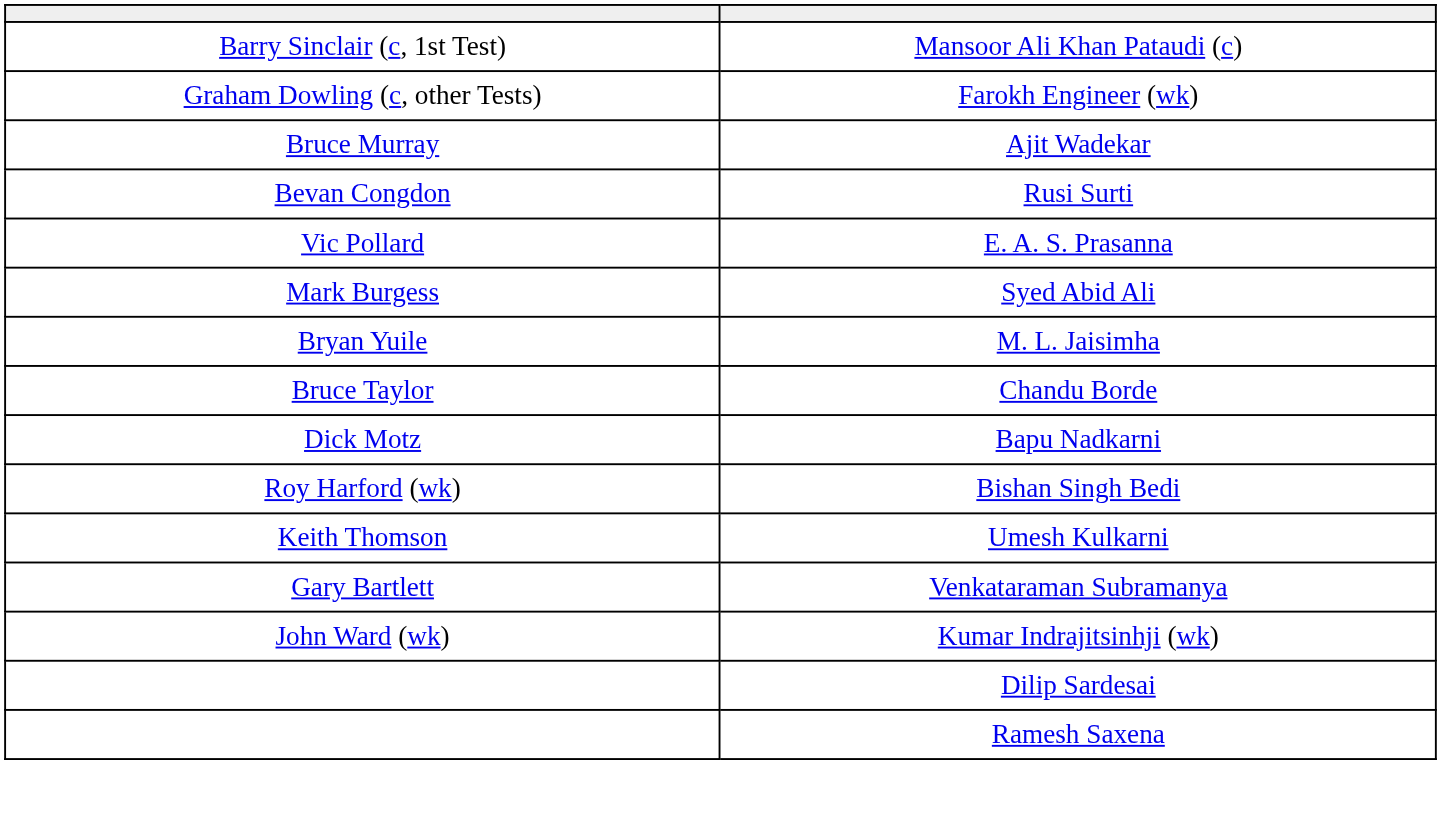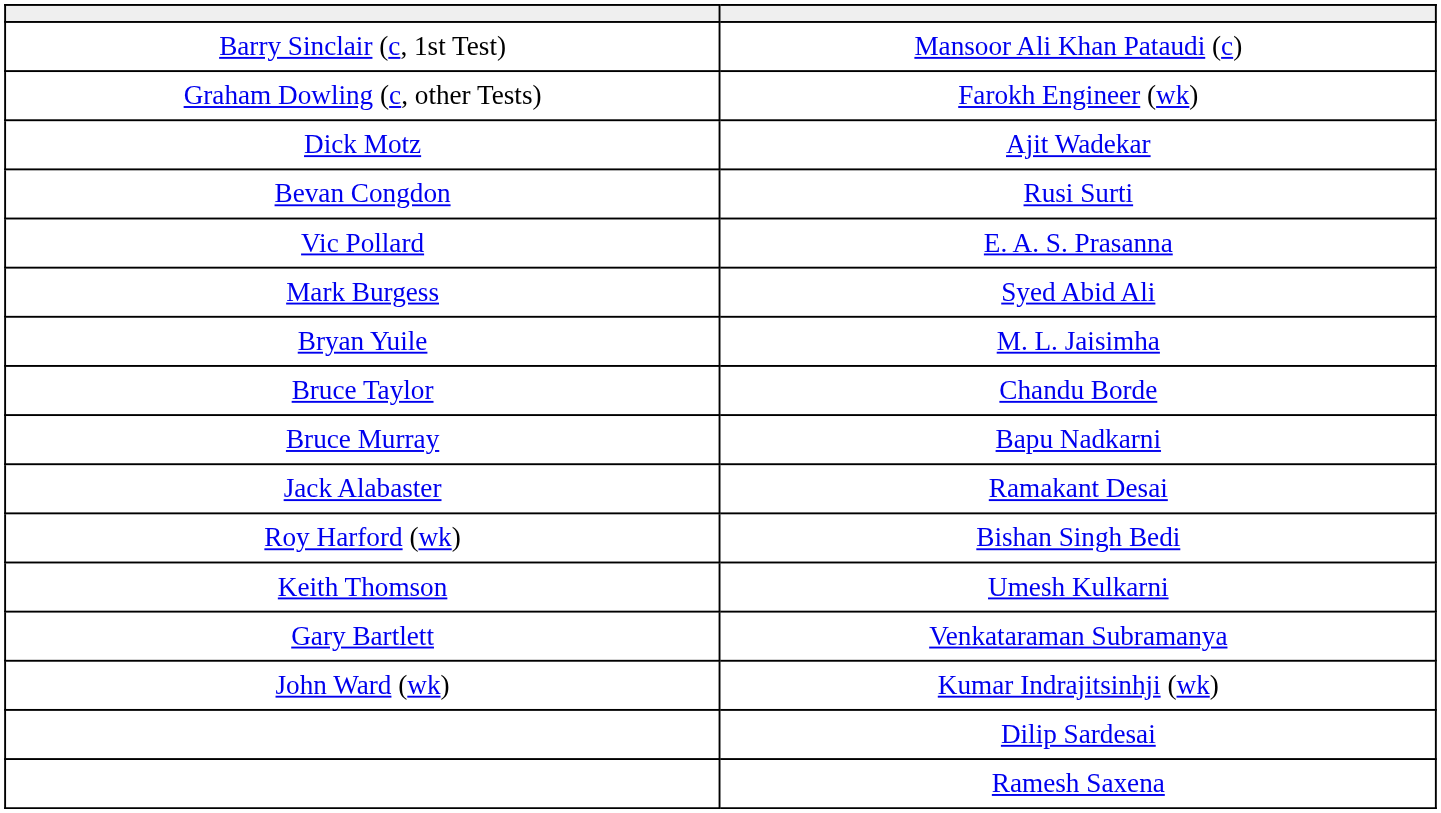(363, 144) Bruce Murray -> (363, 144) Dick Motz
(363, 439) Dick Motz -> (363, 439) Bruce Murray
+ row: (1078, 488)
